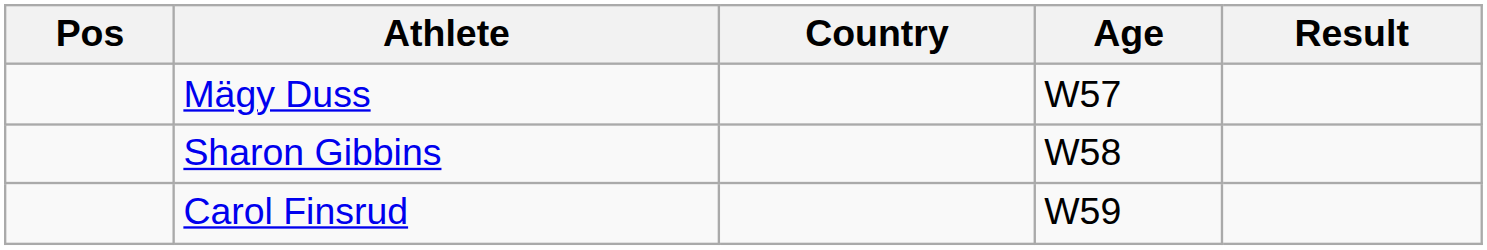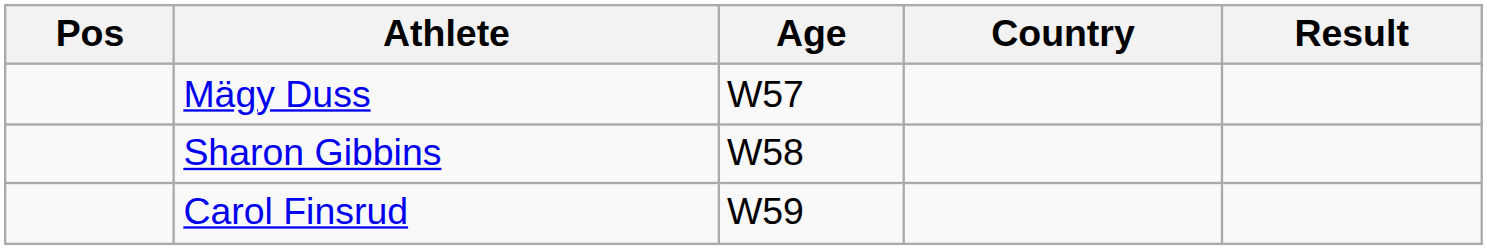columns swapped: (1129, 34) <-> (877, 34)
